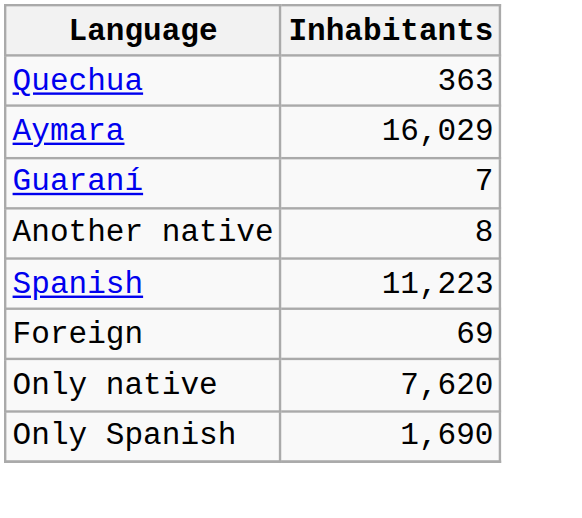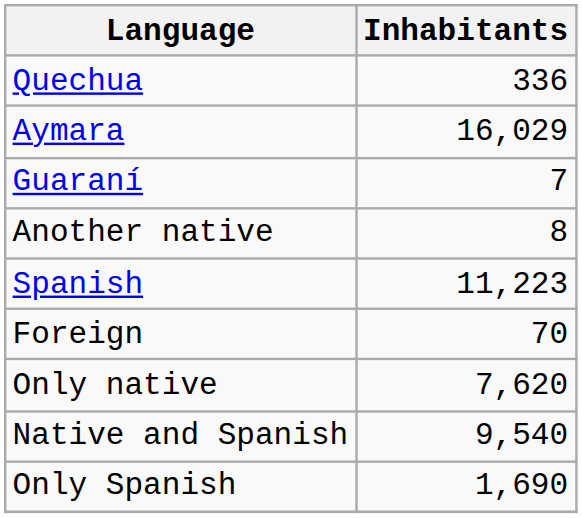(466, 81) 363 -> (540, 81) 336
(475, 334) 69 -> (549, 334) 70
+ row: (180, 436)
